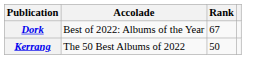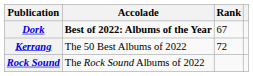(134, 29) normal -> (138, 29) bold
(215, 46) 50 -> (222, 46) 72
+ row: (33, 63)
